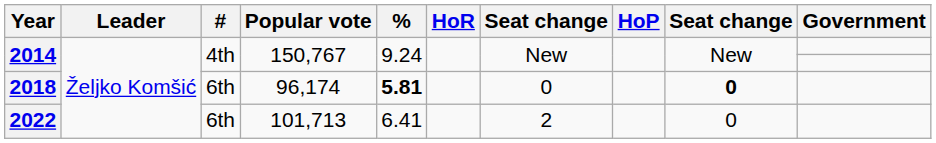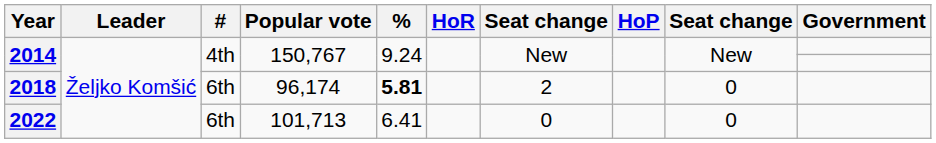(546, 87) 0 -> (546, 87) 2
(731, 87) bold -> (731, 87) normal
(546, 120) 2 -> (546, 120) 0
